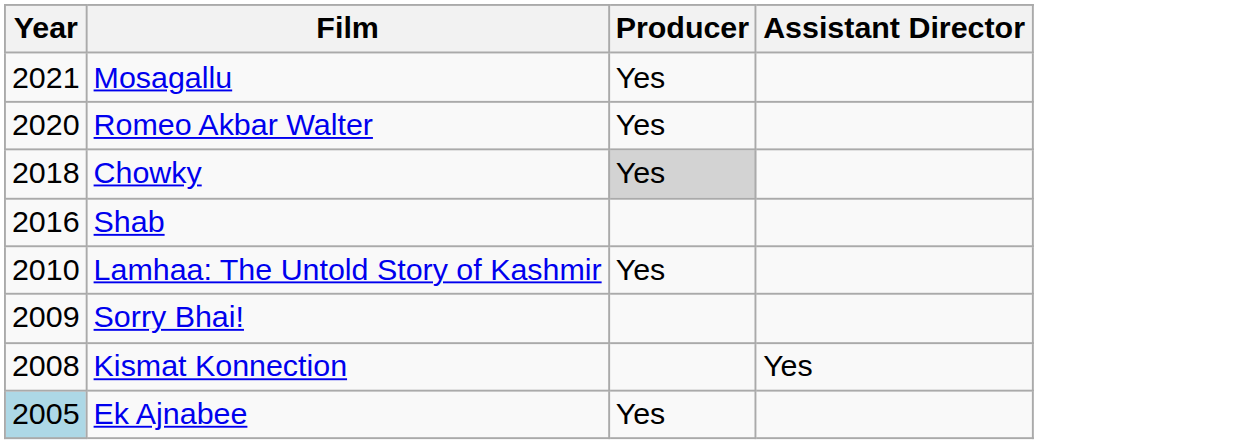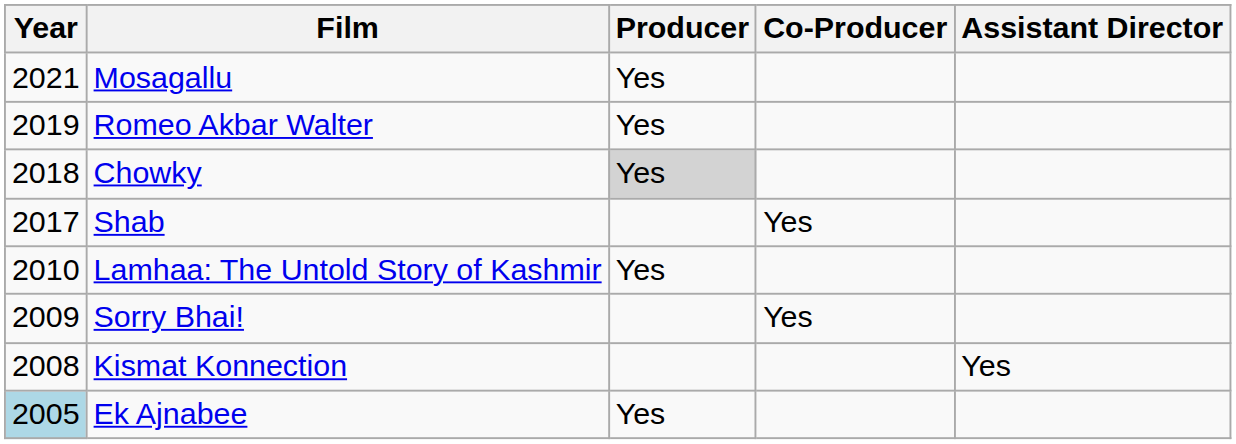+ column: (855, 28)
(46, 125) 2020 -> (46, 125) 2019
(46, 221) 2016 -> (46, 221) 2017
